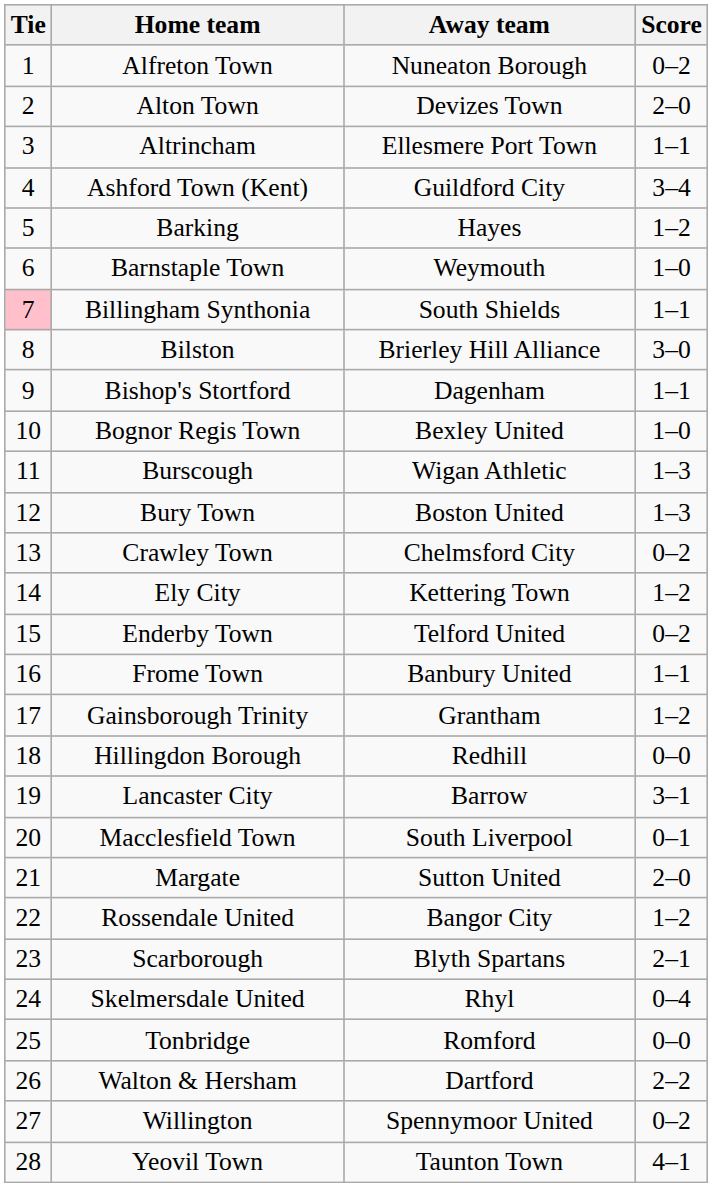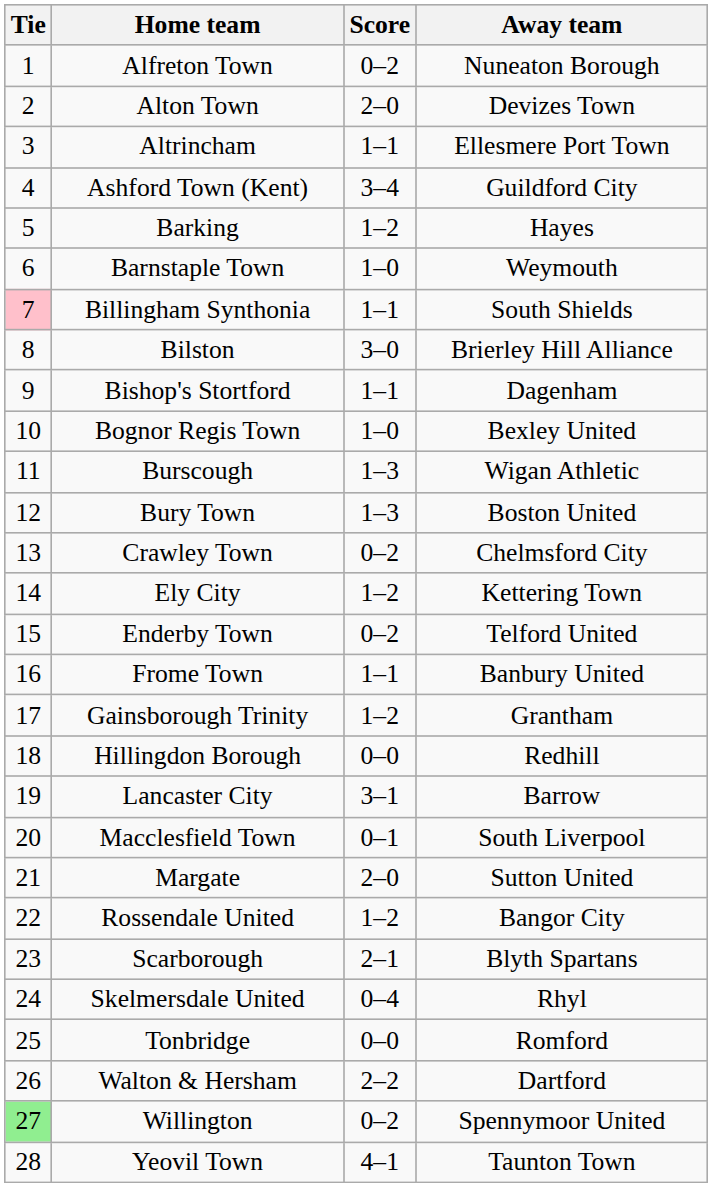columns swapped: (672, 24) <-> (489, 24)
(28, 1120) no background -> (28, 1120) lightgreen background
